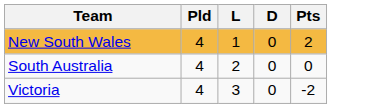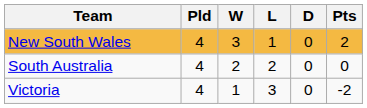+ column: (236, 16)
